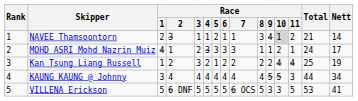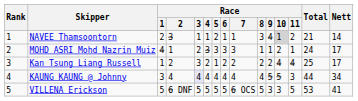(337, 63) 19 -> (337, 63) 17
(199, 77) no background -> (199, 77) lavender background
